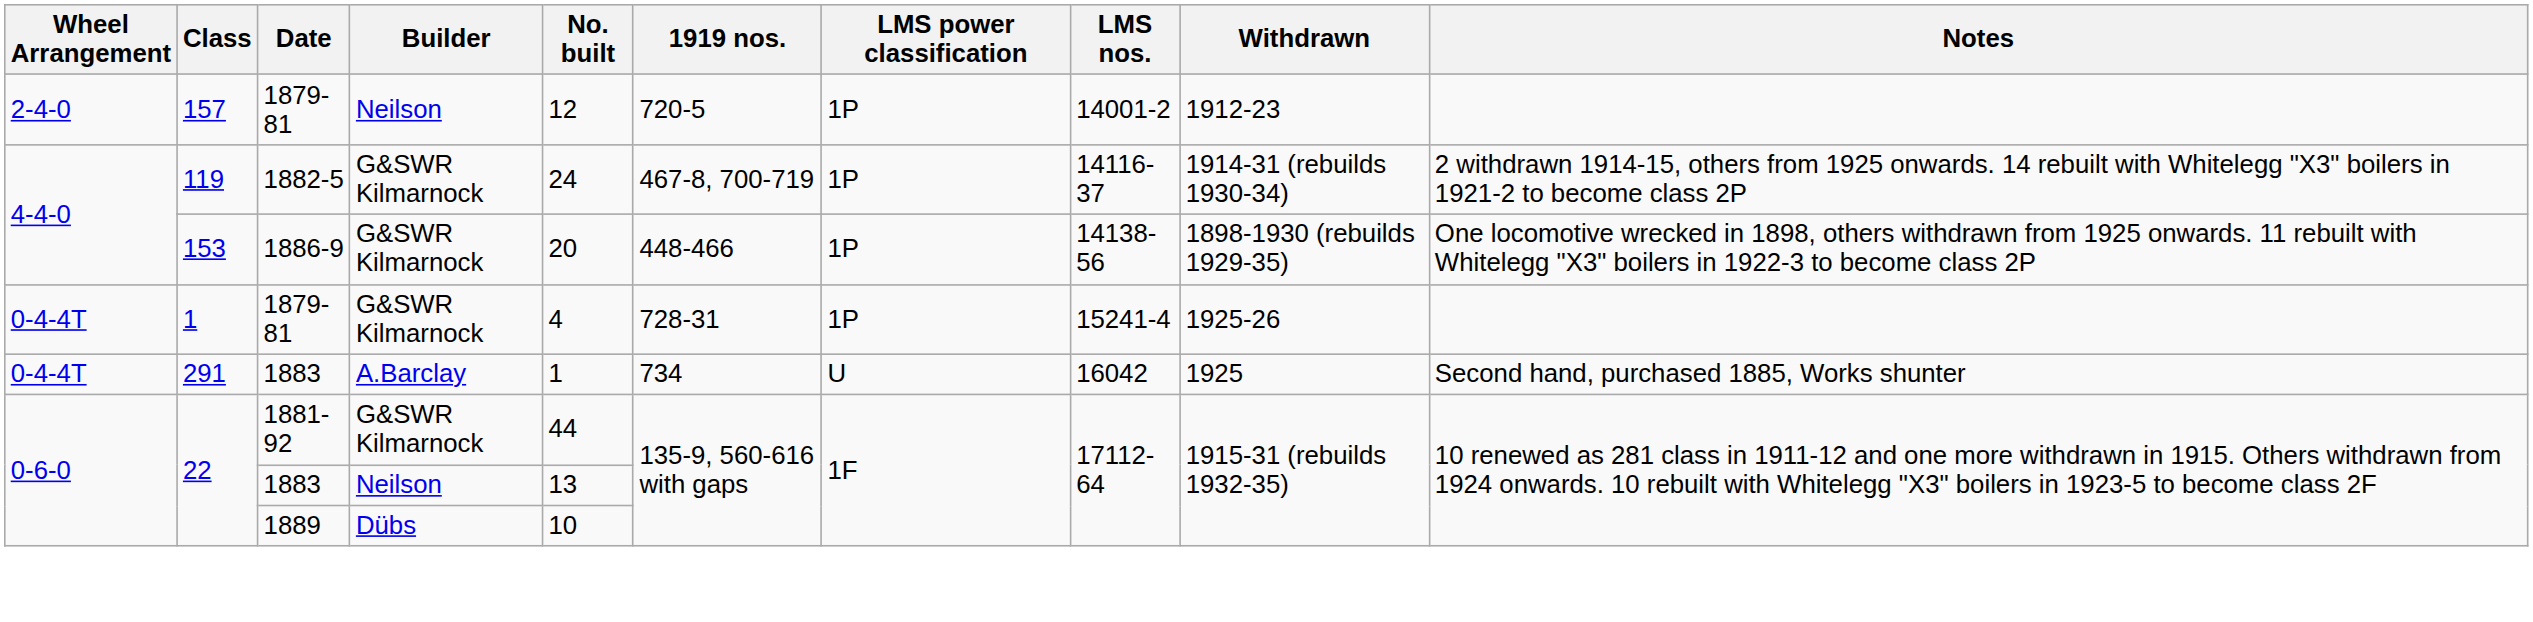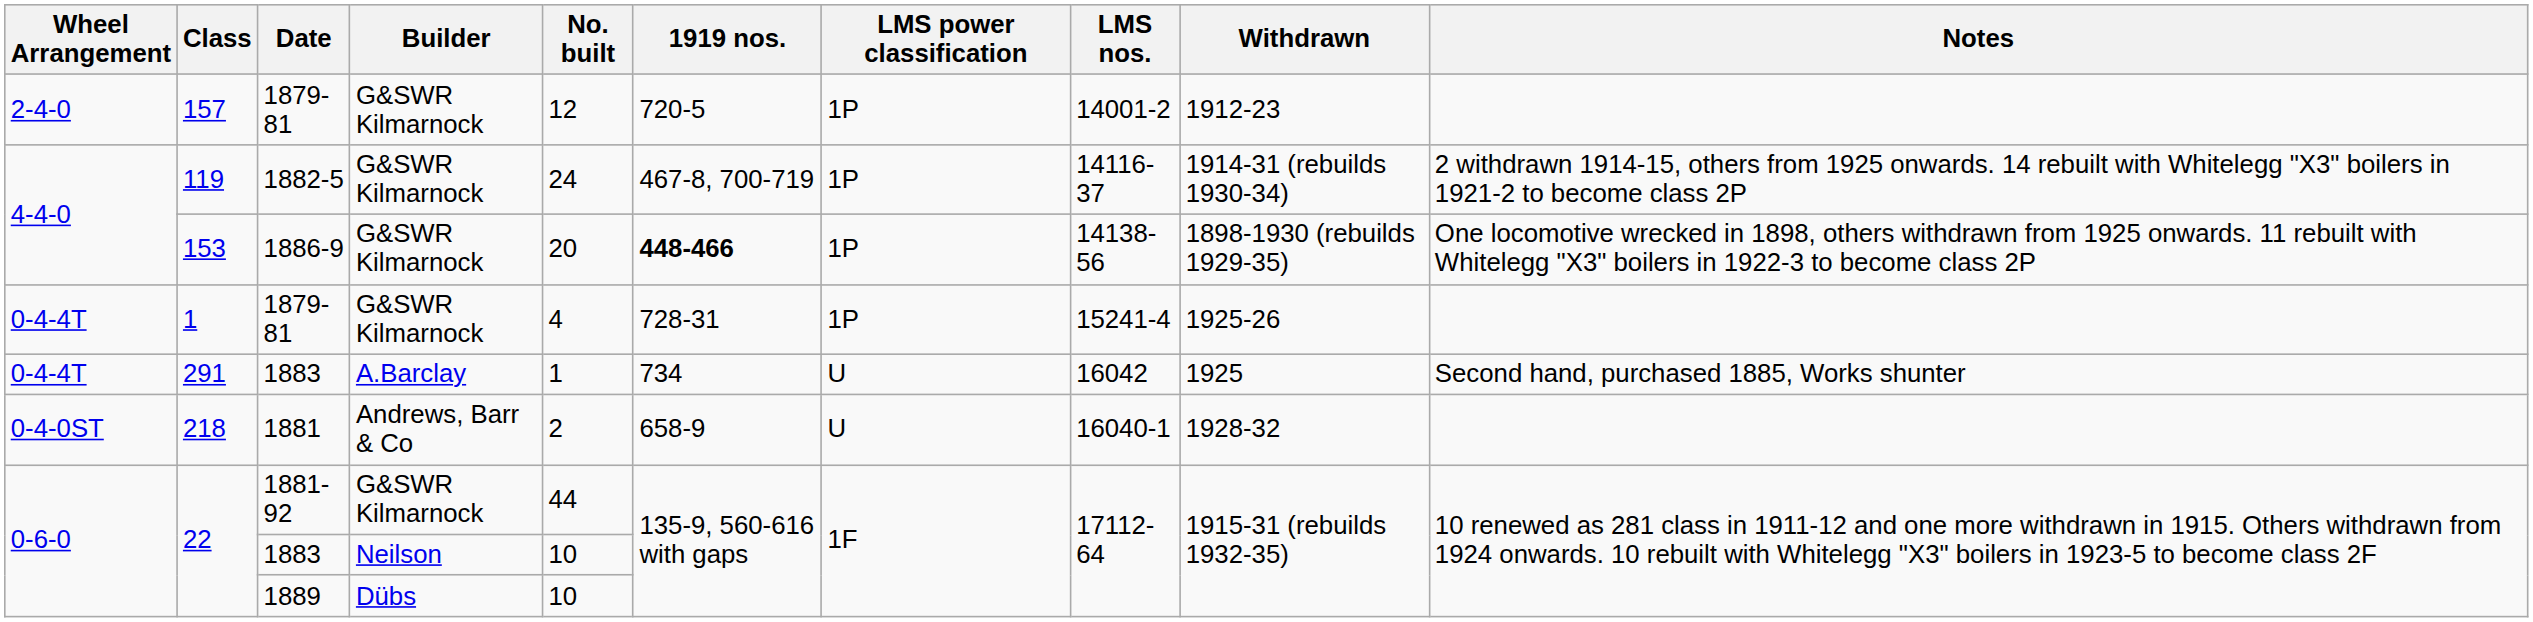(399, 109) Neilson -> (420, 109) G&SWR Kilmarnock
(687, 248) normal -> (687, 248) bold
+ row: (204, 429)
(563, 484) 13 -> (563, 554) 10
